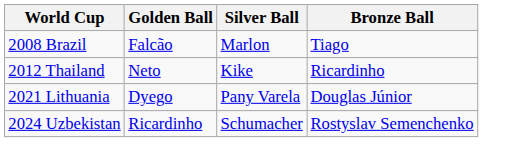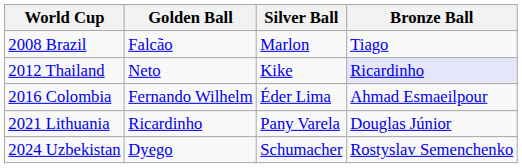(347, 70) no background -> (387, 70) lavender background
+ row: (60, 96)
(151, 96) Dyego -> (165, 123) Ricardinho
(165, 123) Ricardinho -> (151, 149) Dyego
